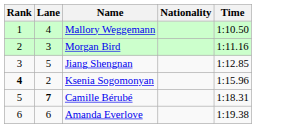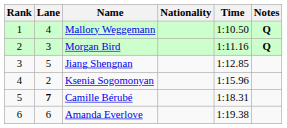+ column: (267, 13)
(19, 81) bold -> (19, 81) normal
